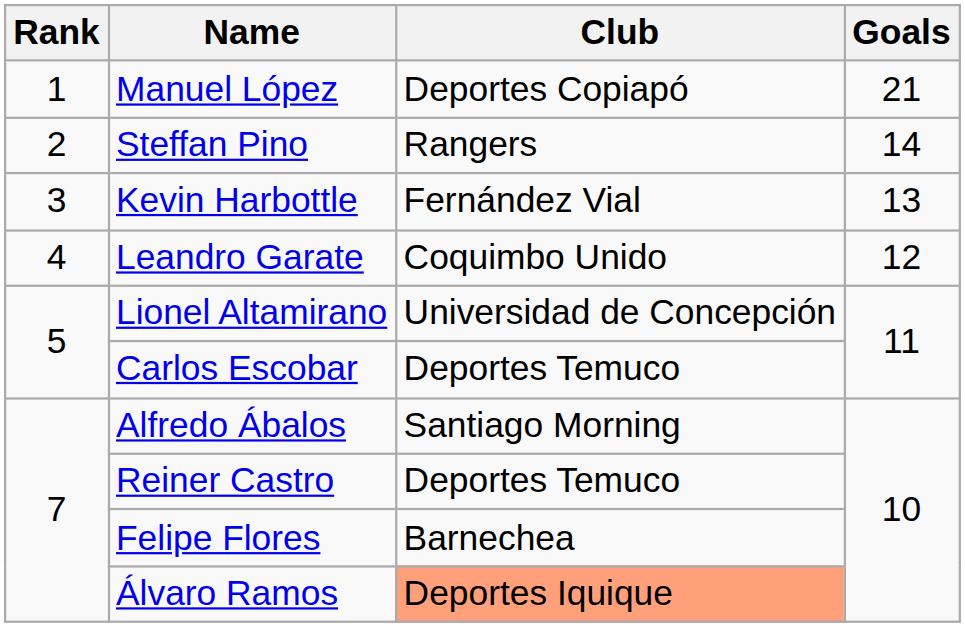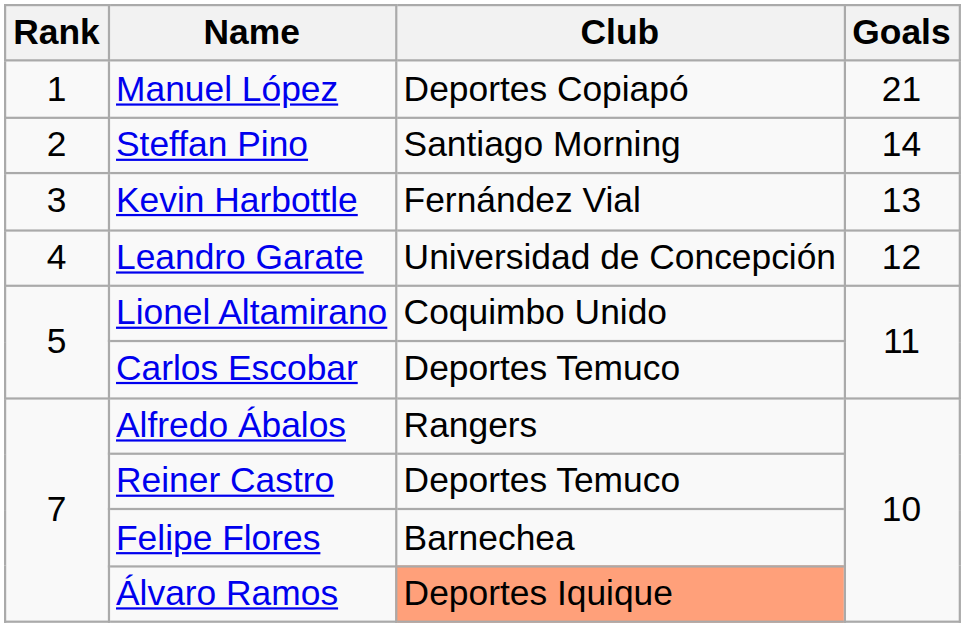(470, 144) Rangers -> (542, 144) Santiago Morning
(535, 256) Coquimbo Unido -> (620, 256) Universidad de Concepción
(620, 312) Universidad de Concepción -> (535, 312) Coquimbo Unido
(542, 425) Santiago Morning -> (470, 425) Rangers
